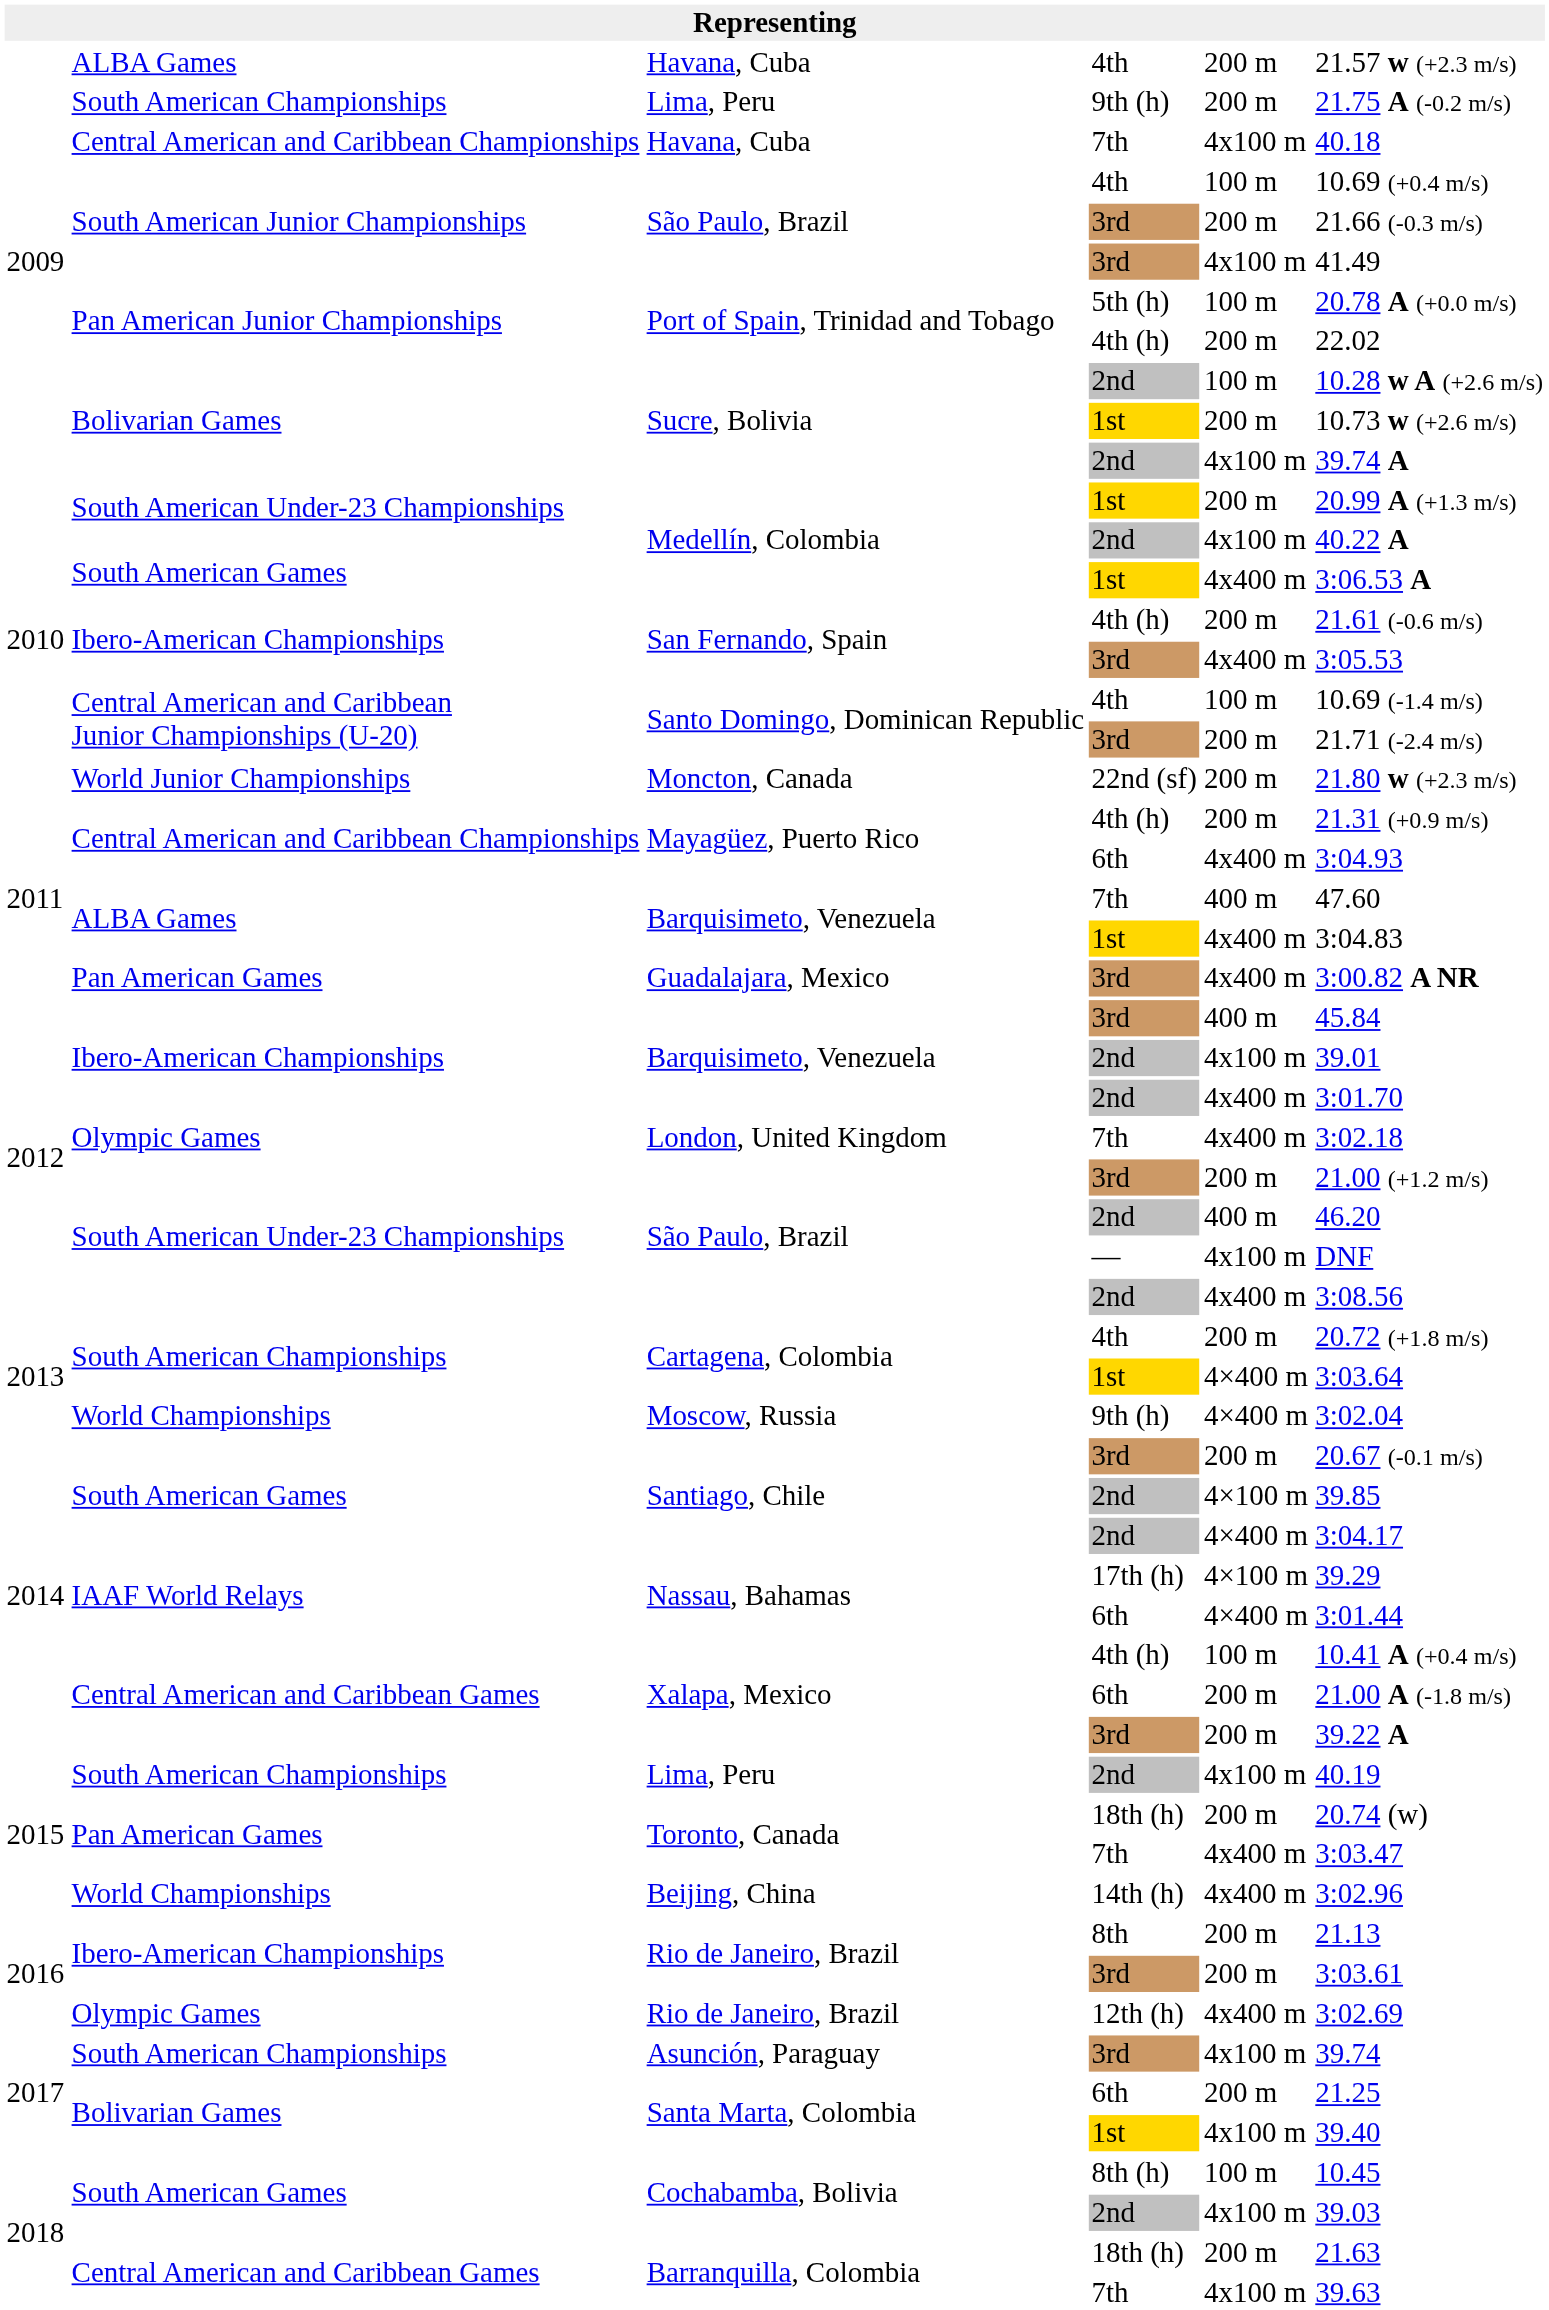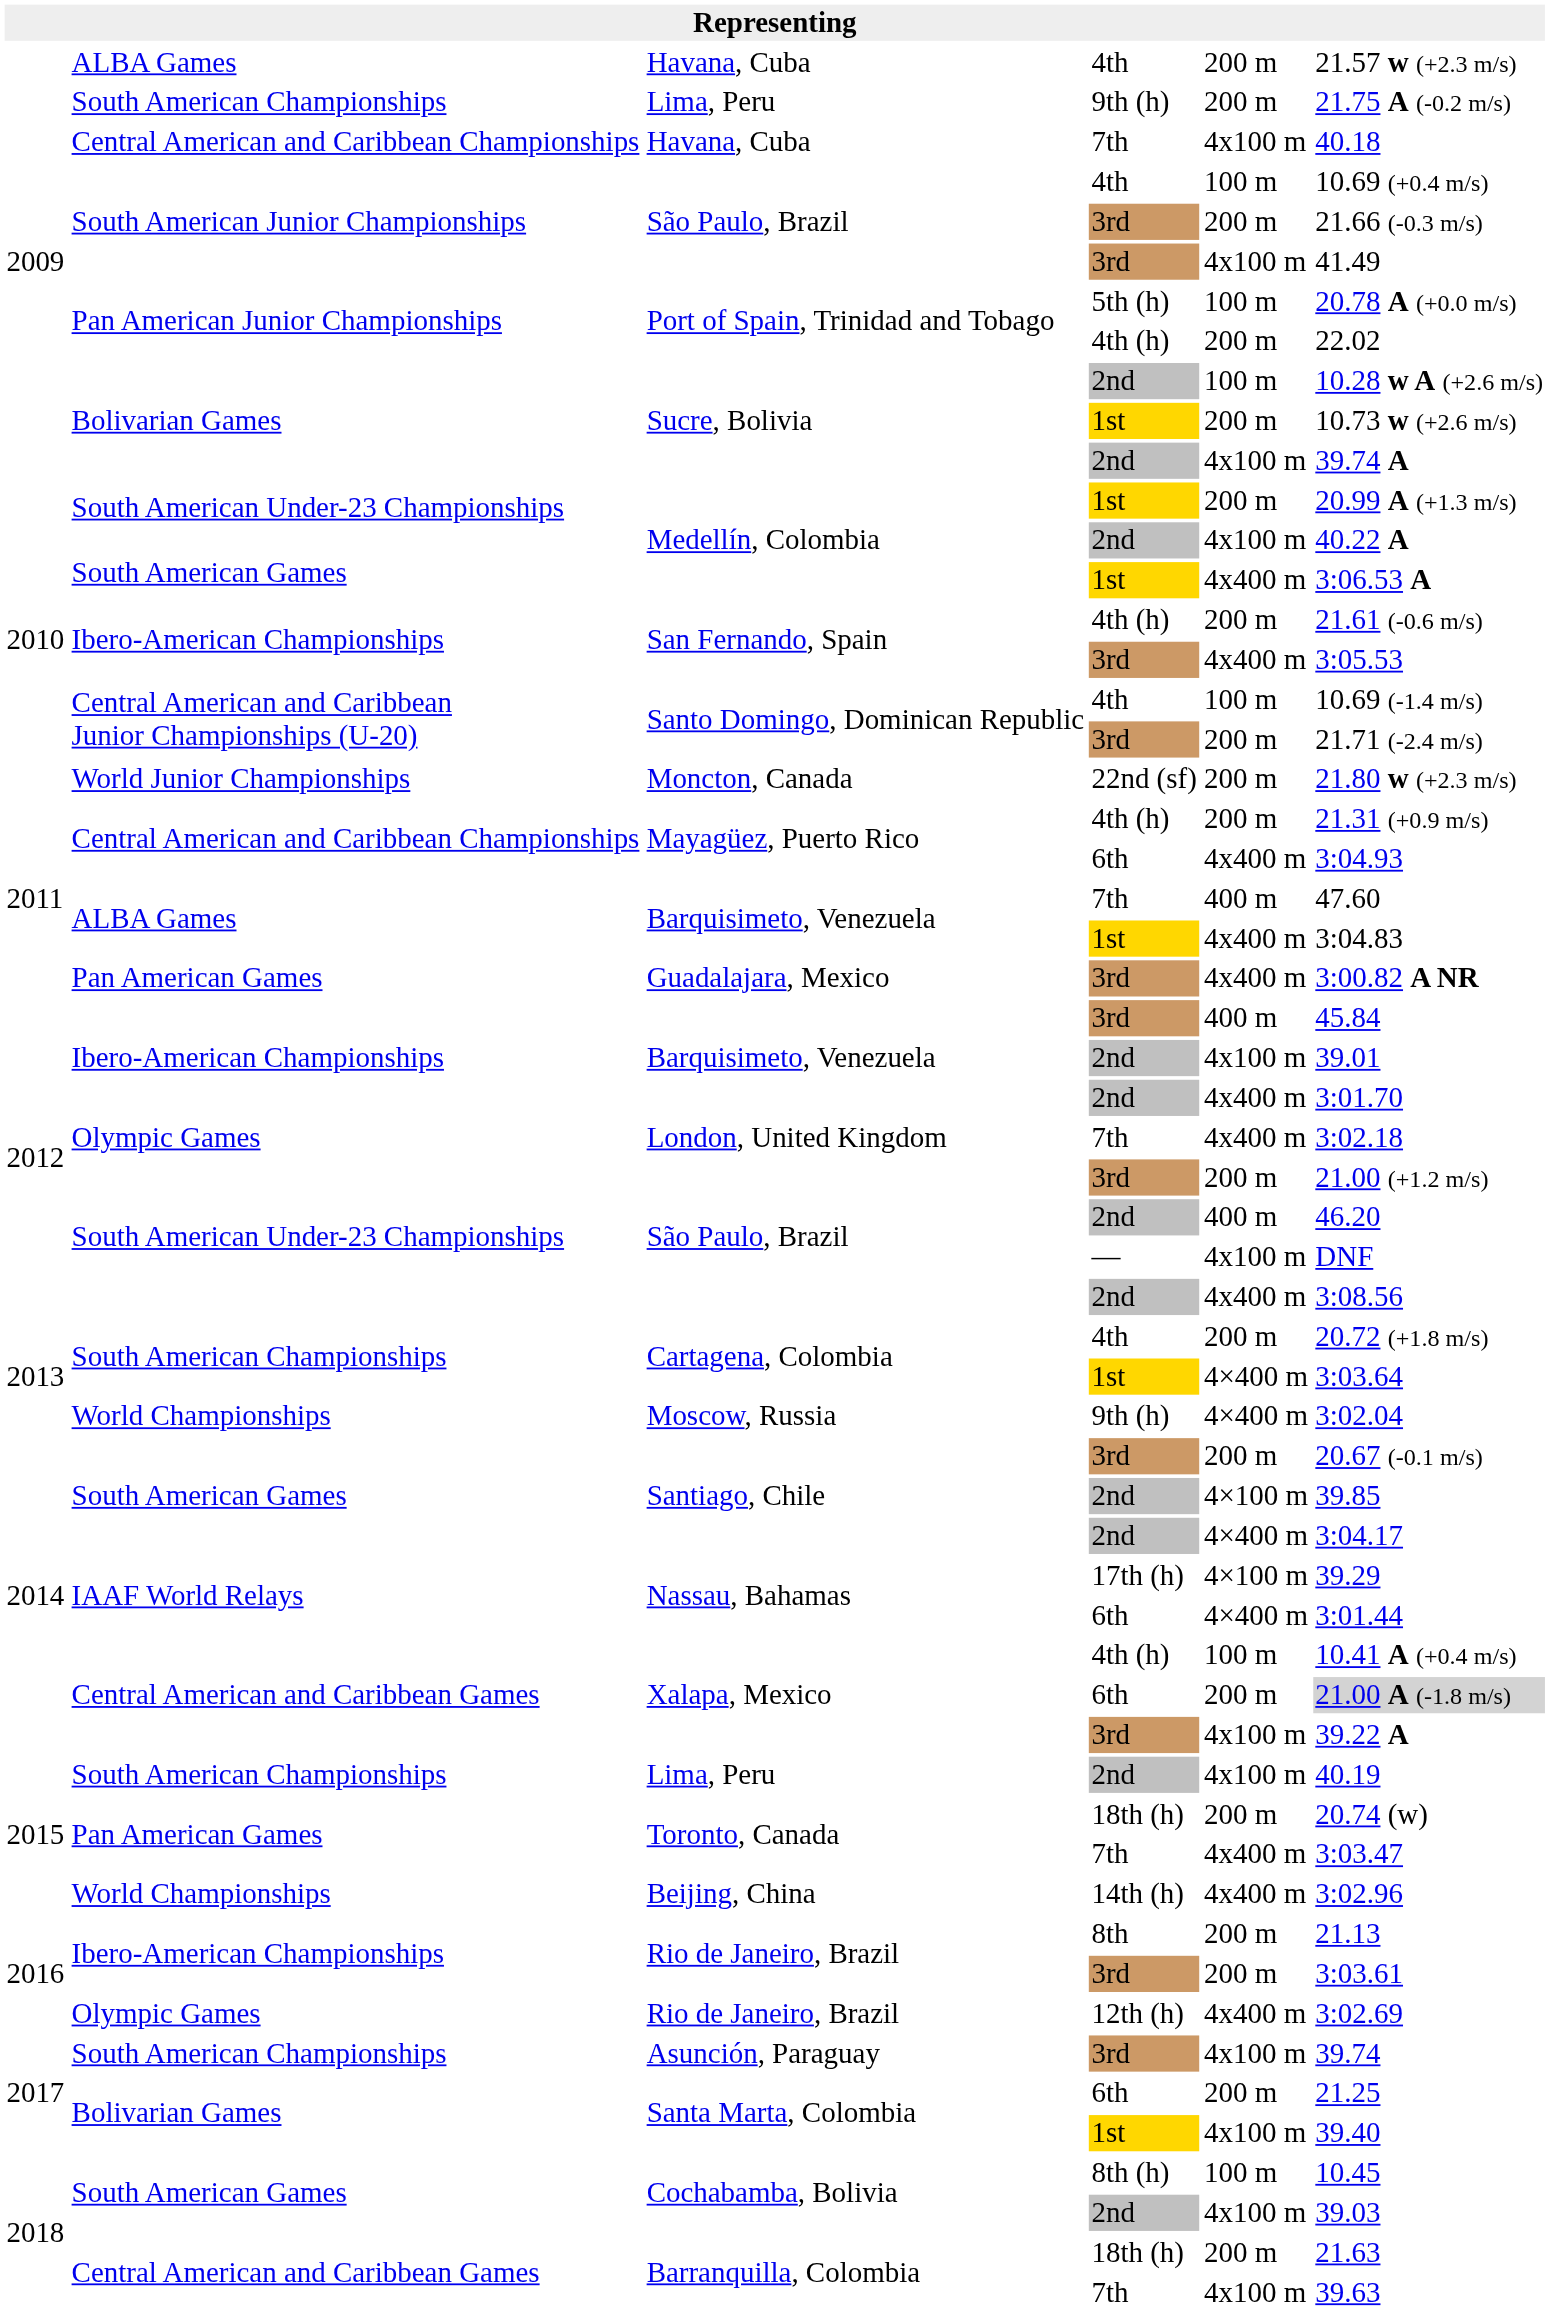(1413, 1694) no background -> (1413, 1694) lightgrey background
(1241, 1734) 200 m -> (1255, 1734) 4x100 m
